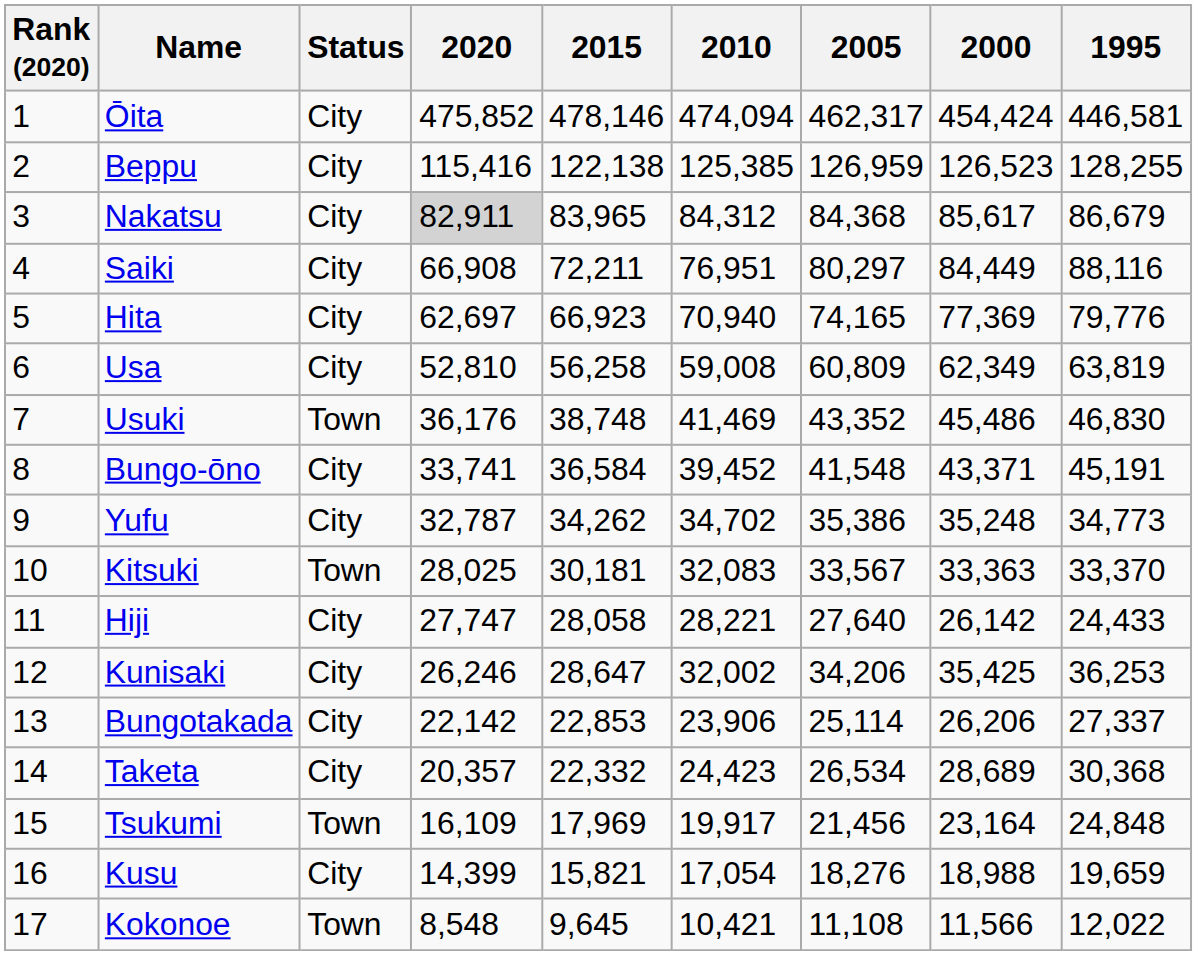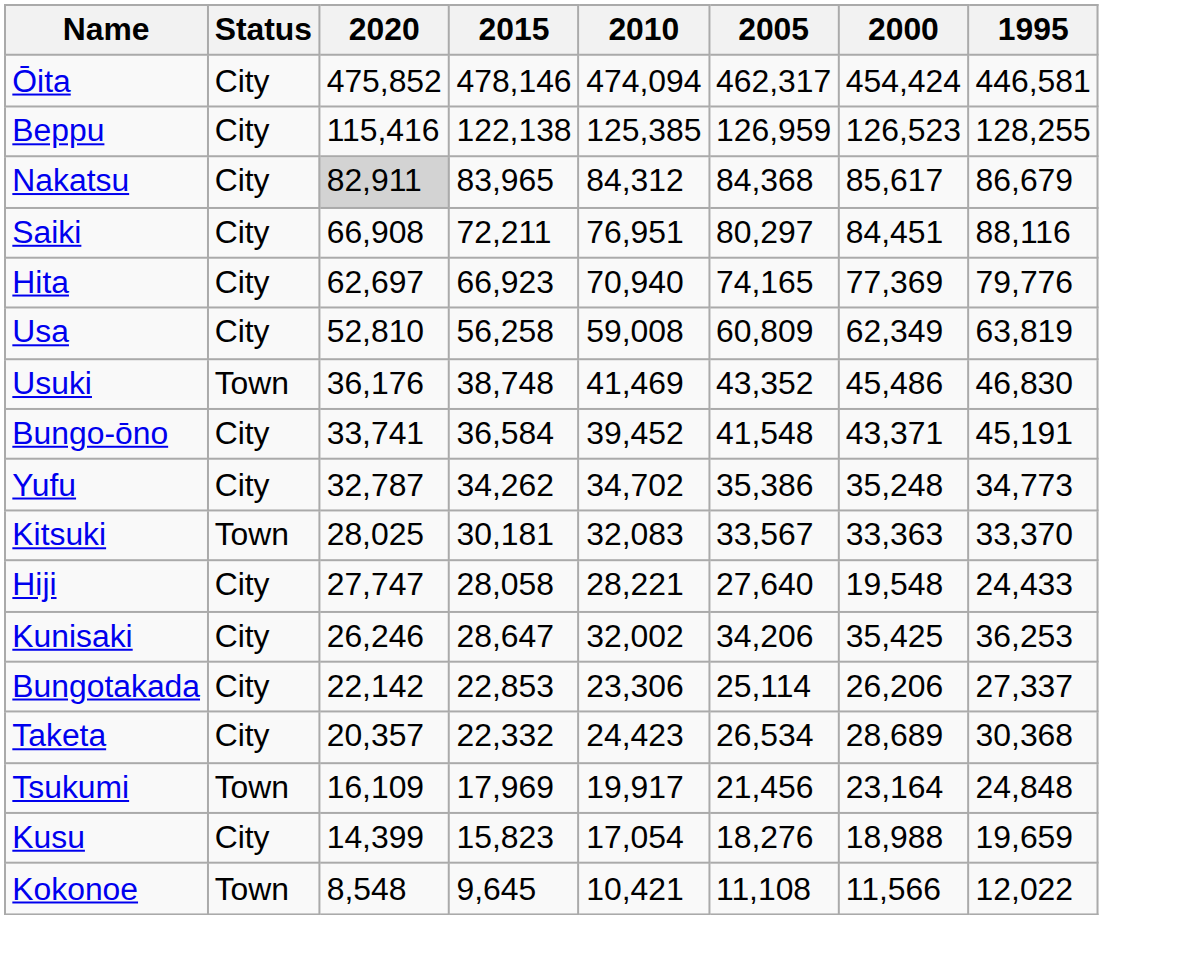- column: (51, 47)
(987, 267) 84,449 -> (895, 231) 84,451
(987, 621) 26,142 -> (895, 585) 19,548
(727, 722) 23,906 -> (635, 686) 23,306
(598, 873) 15,821 -> (505, 837) 15,823
